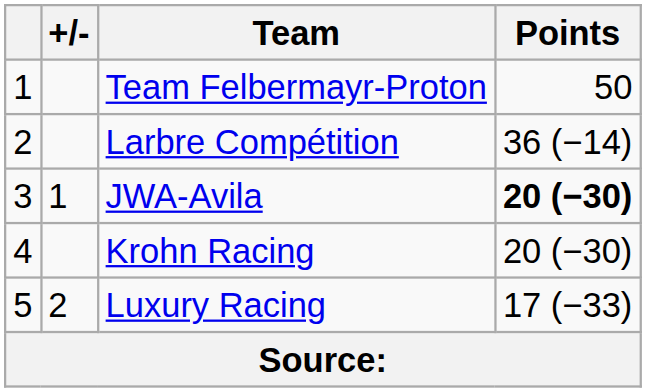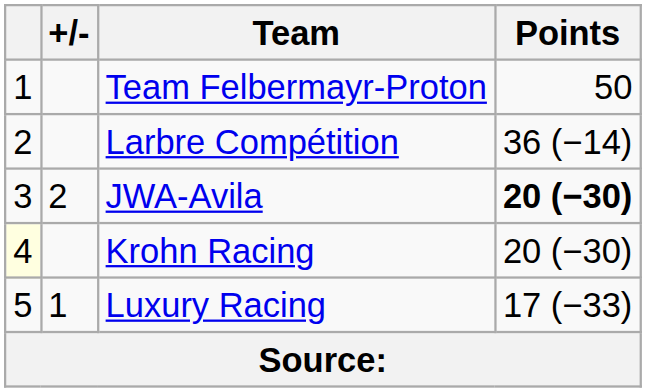(58, 196) 1 -> (58, 196) 2
(23, 251) no background -> (23, 251) lightyellow background
(58, 306) 2 -> (58, 306) 1
